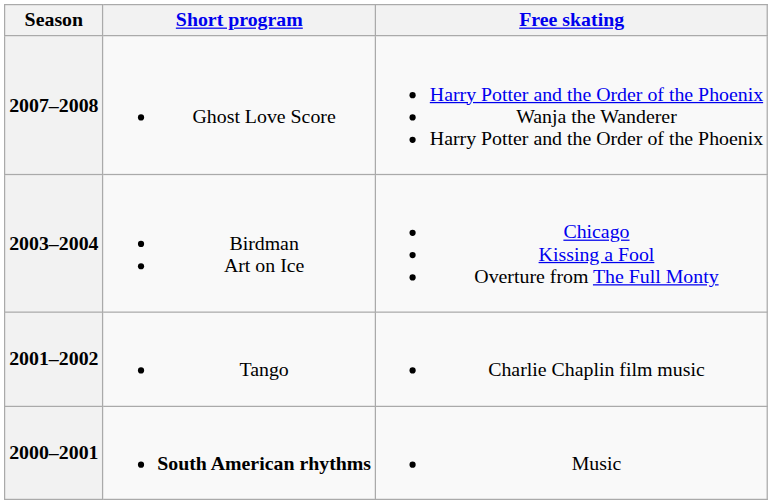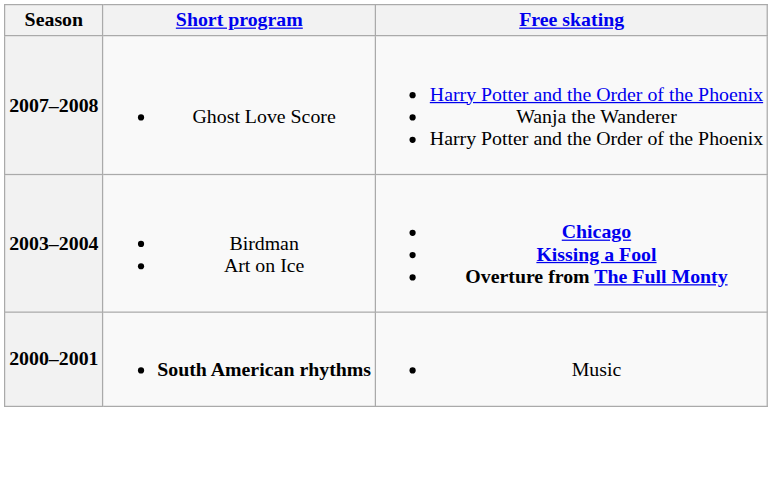(572, 254) normal -> (572, 254) bold
- row: (54, 358)
